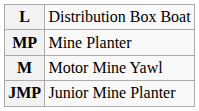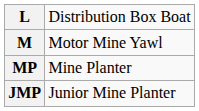rows swapped: (25, 67) <-> (25, 42)
